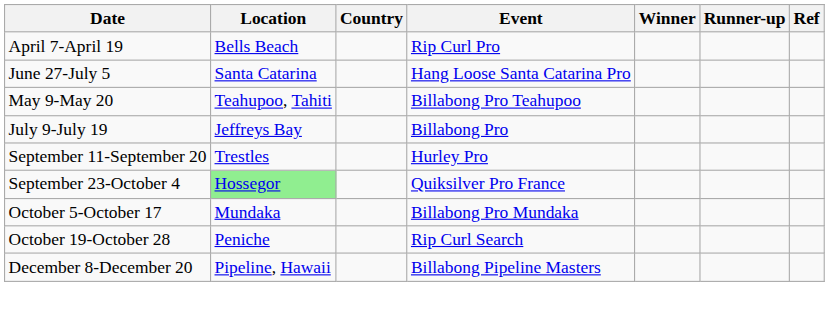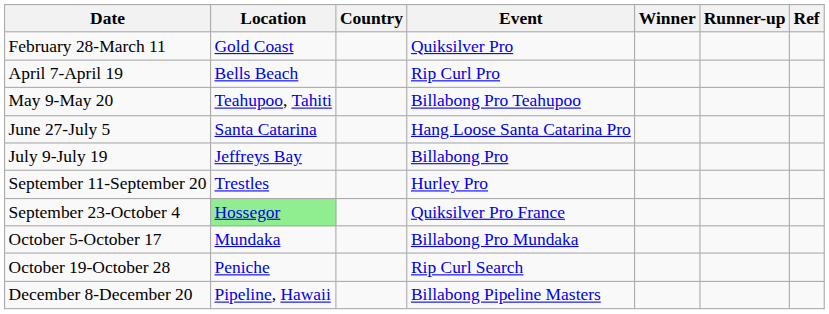+ row: (87, 45)
rows swapped: (61, 101) <-> (59, 73)
